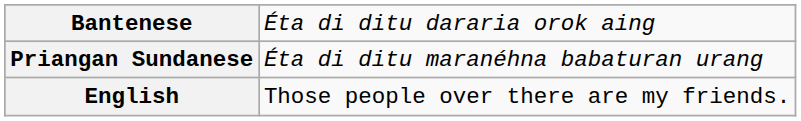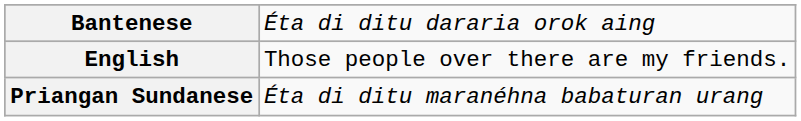rows swapped: (132, 60) <-> (132, 97)
